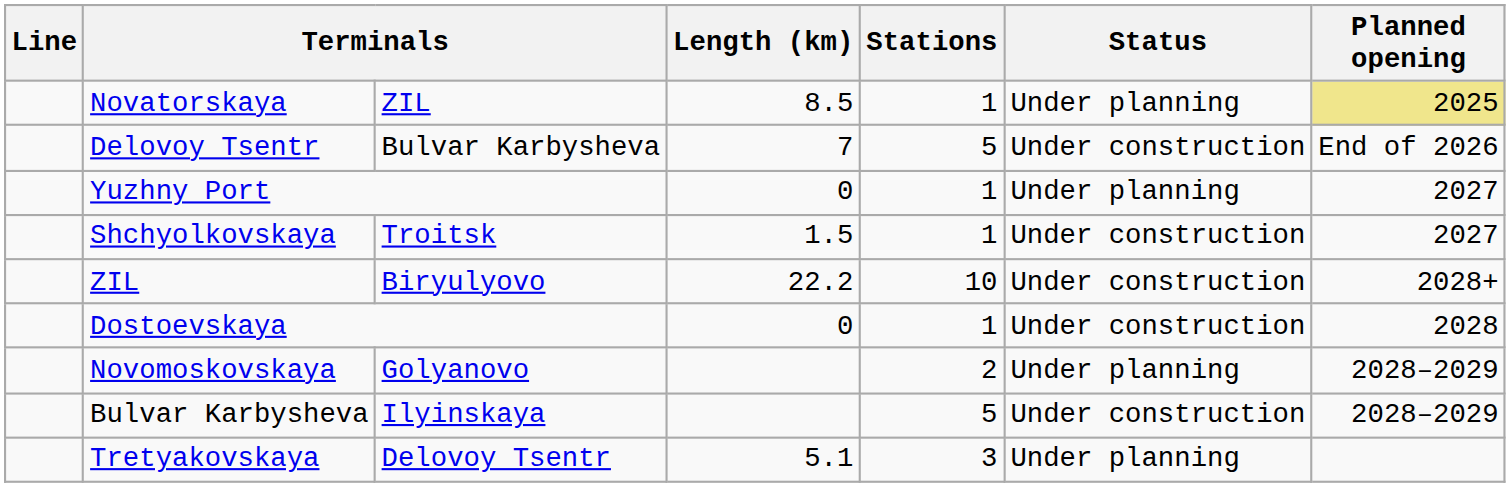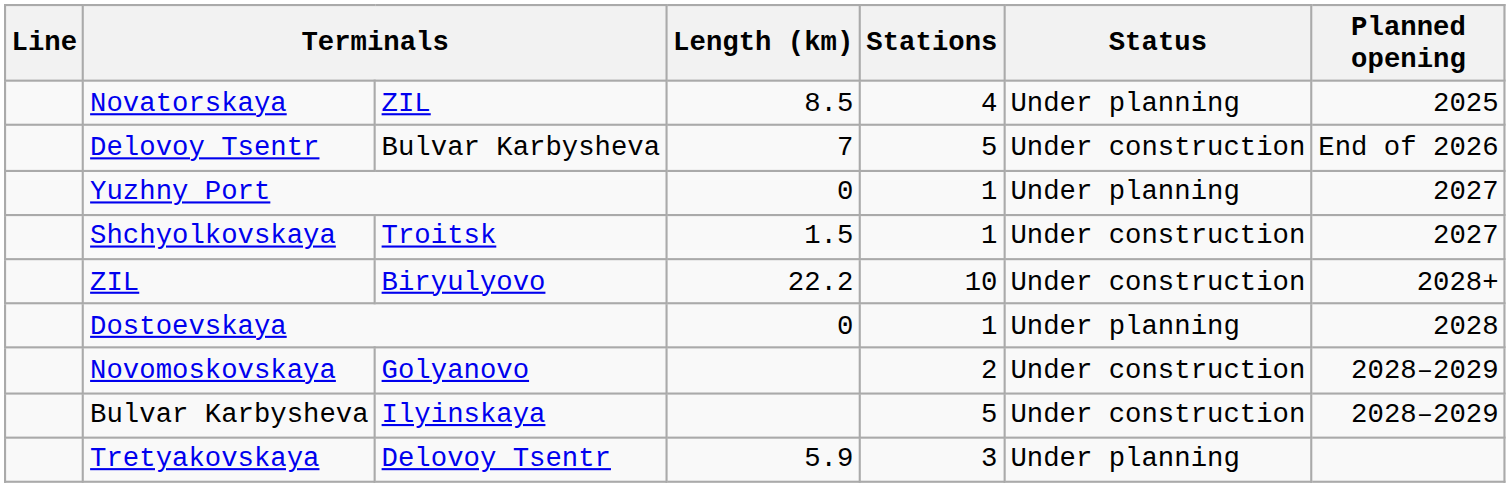(989, 103) 1 -> (989, 103) 4
(1466, 103) khaki background -> (1466, 103) no background
(1158, 326) Under construction -> (1125, 326) Under planning
(1125, 370) Under planning -> (1158, 370) Under construction
(829, 459) 5.1 -> (829, 459) 5.9
